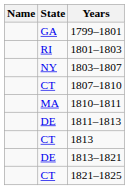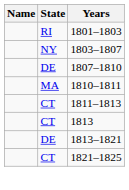- row: (96, 31)
(48, 85) CT -> (48, 67) DE
(48, 121) DE -> (48, 103) CT
